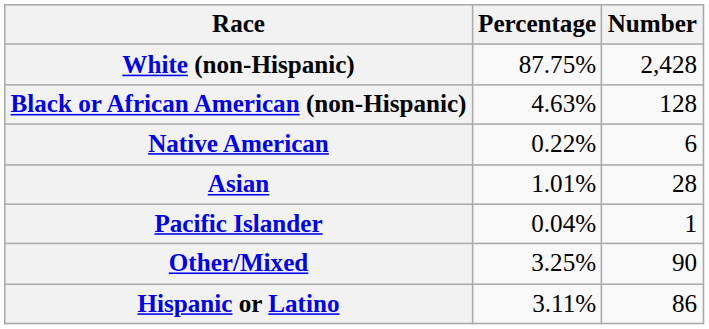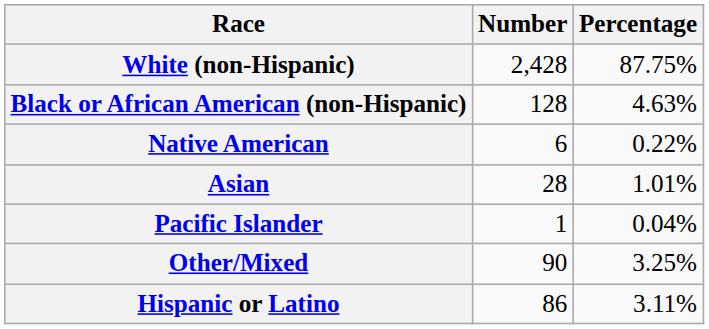columns swapped: (652, 24) <-> (537, 24)
